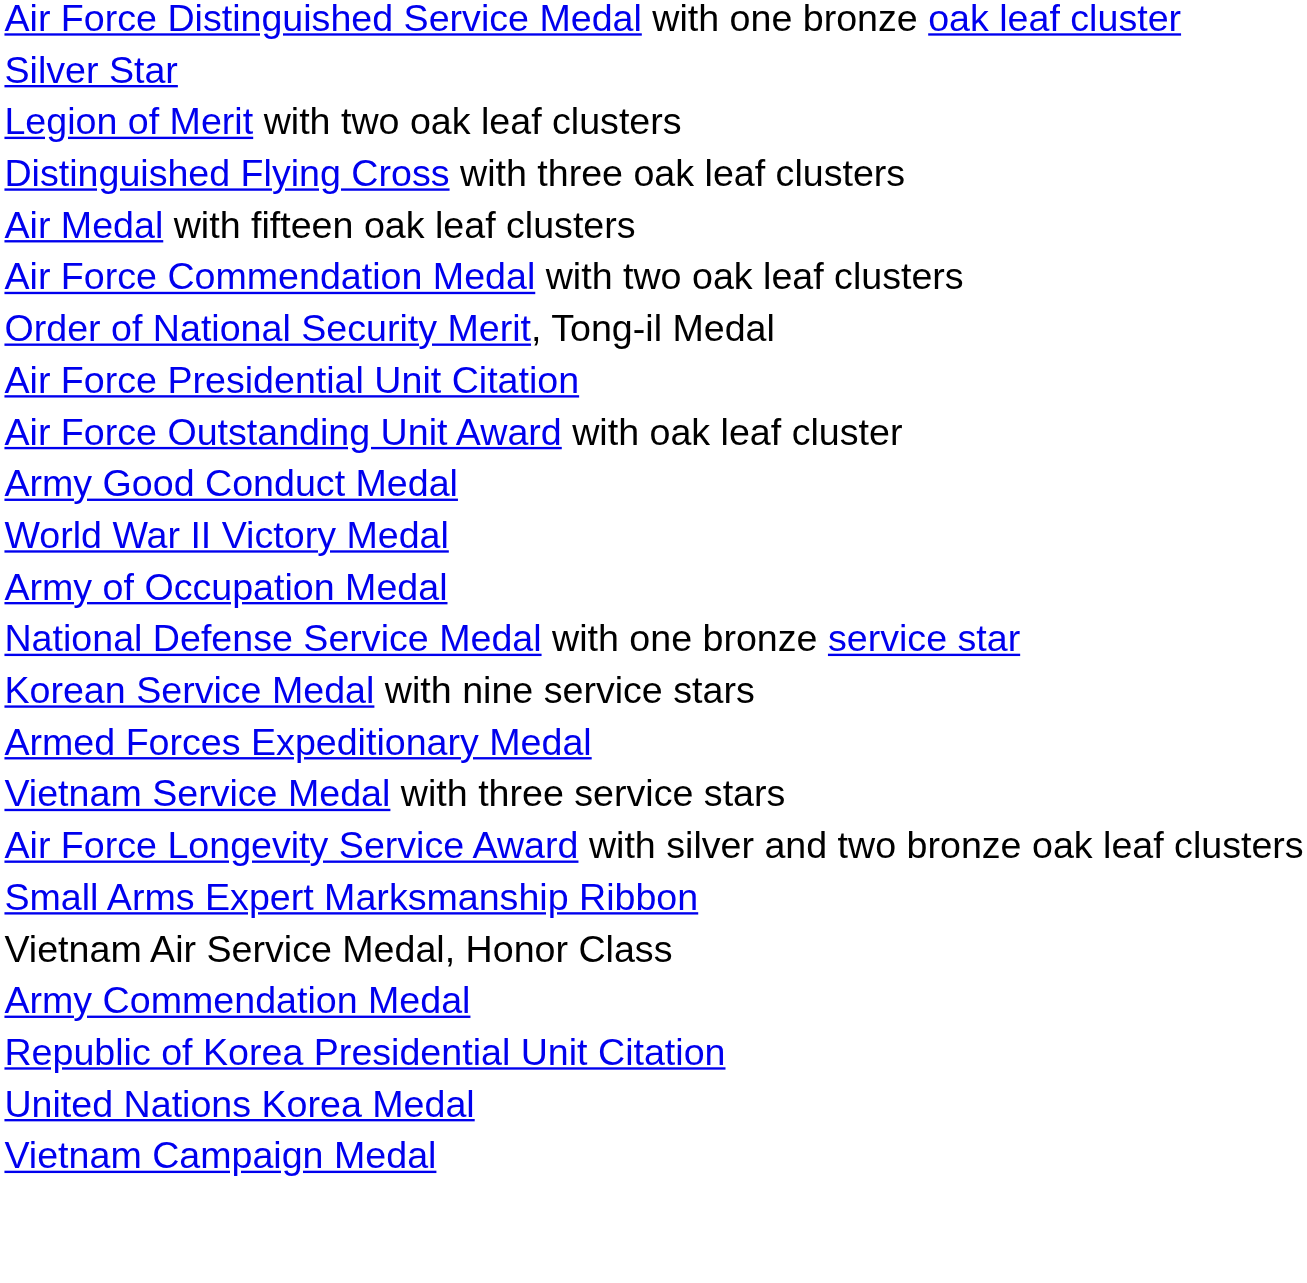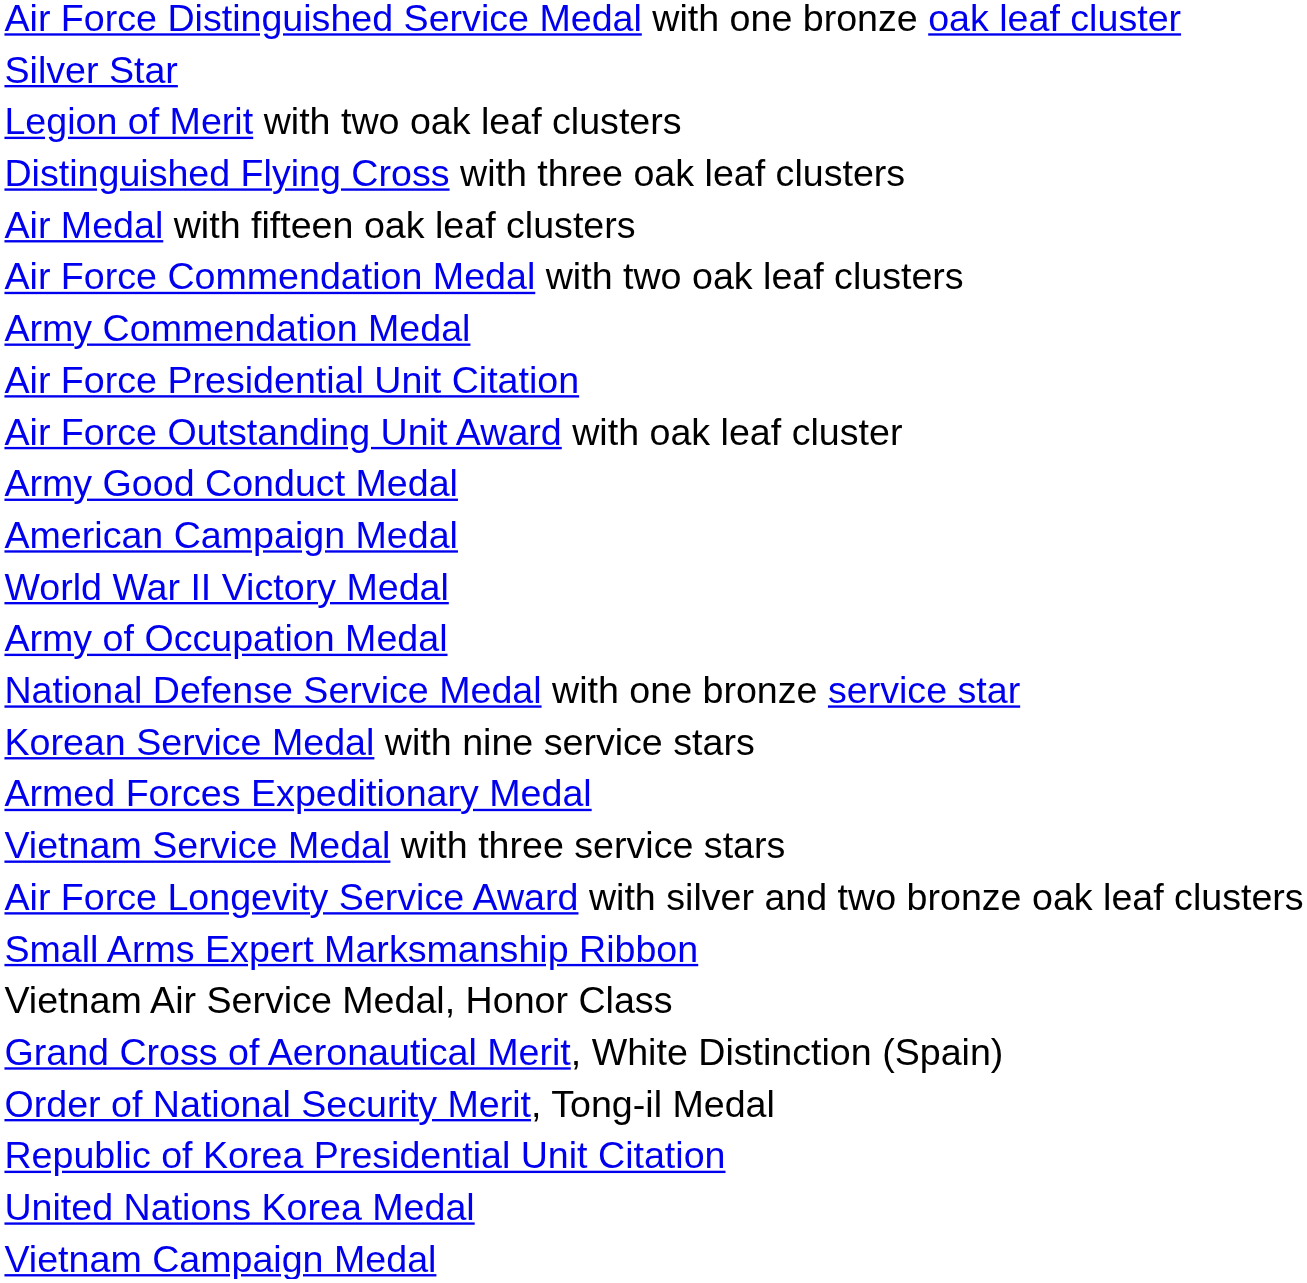rows swapped: (237, 1000) <-> (390, 328)
+ row: (231, 535)
+ row: (504, 1052)
